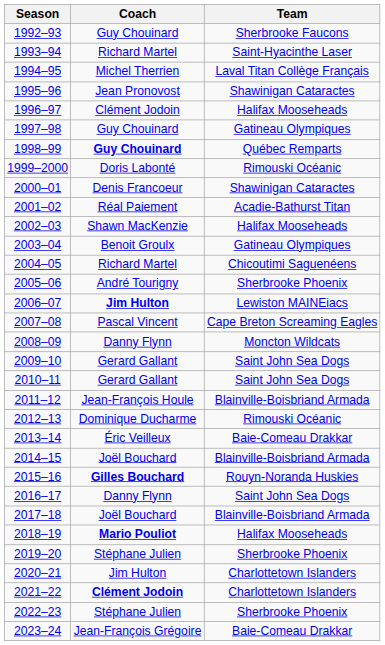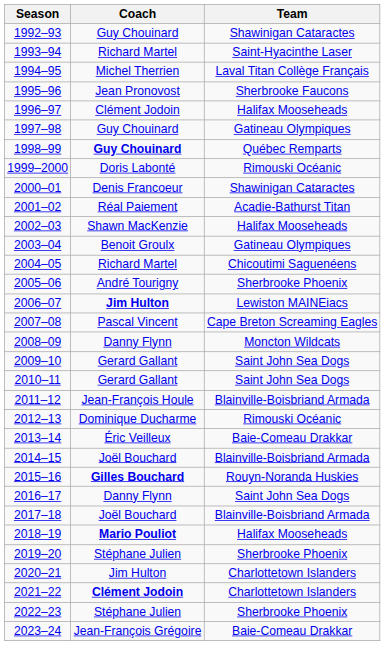(292, 33) Sherbrooke Faucons -> (292, 33) Shawinigan Cataractes
(292, 91) Shawinigan Cataractes -> (292, 91) Sherbrooke Faucons
